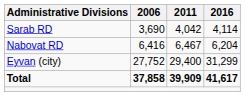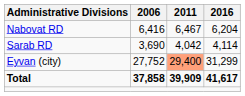rows swapped: (35, 45) <-> (30, 29)
(185, 62) no background -> (185, 62) lightsalmon background
